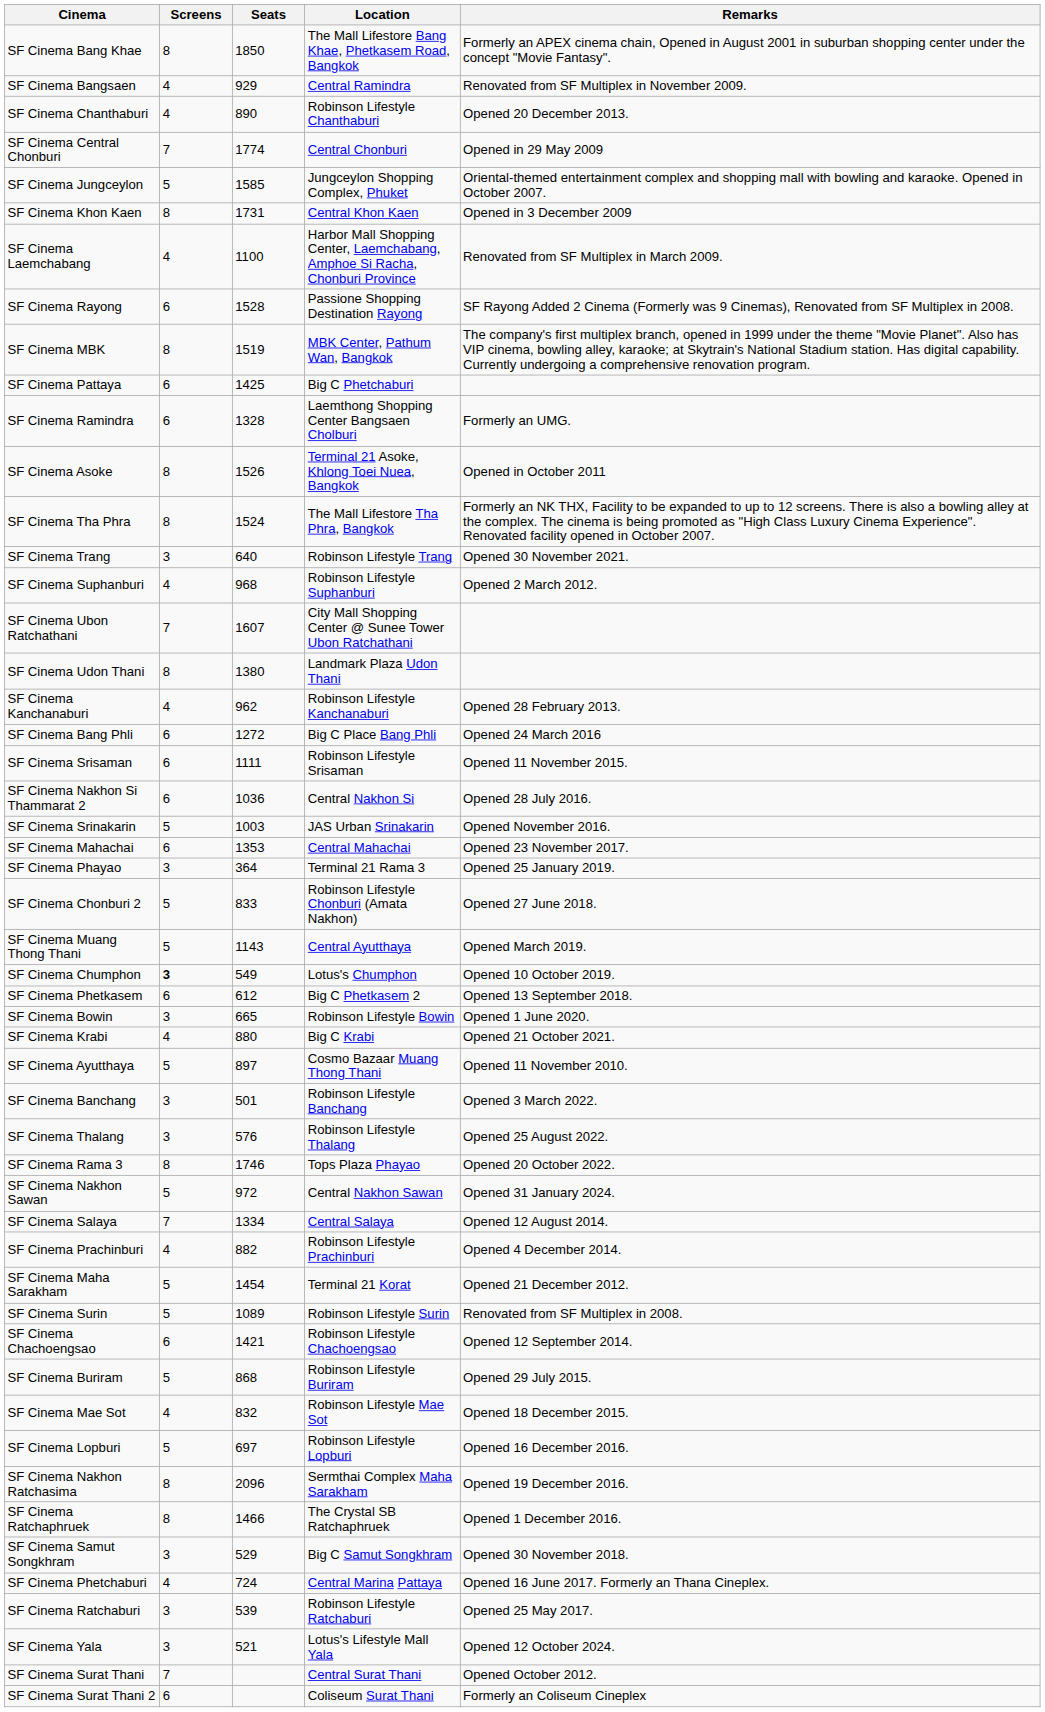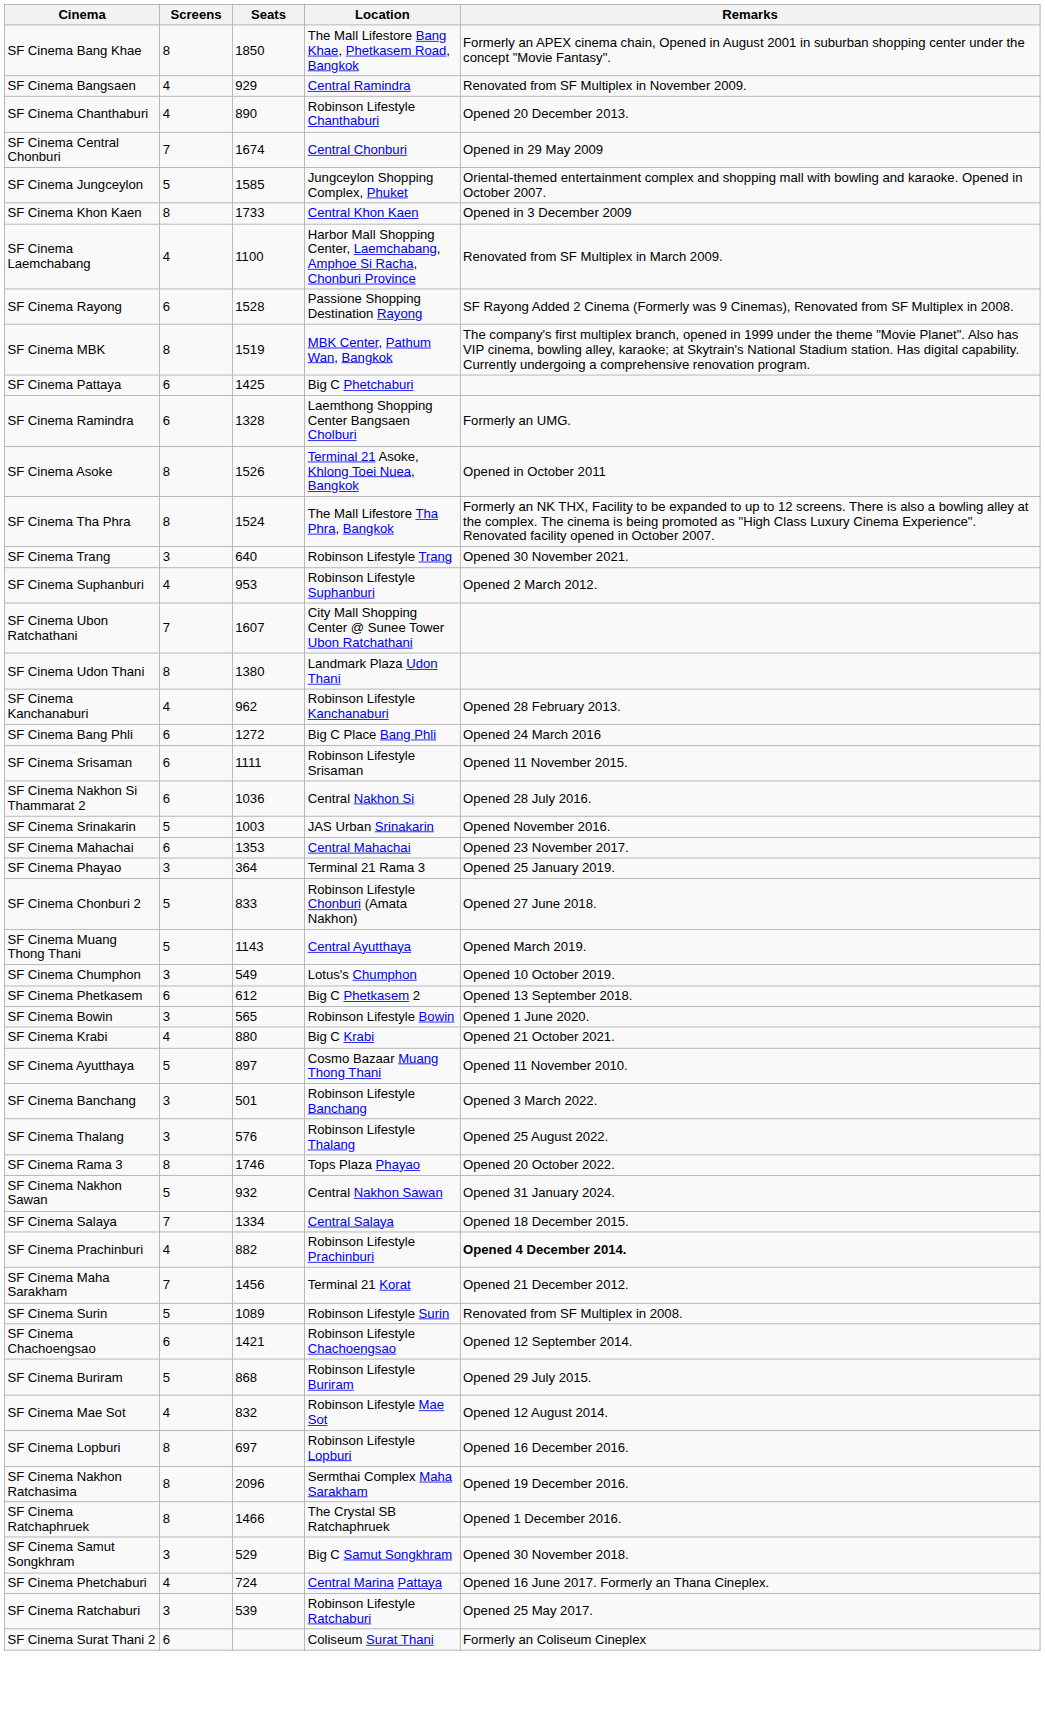(250, 149) 1774 -> (250, 149) 1674
(250, 213) 1731 -> (250, 213) 1733
(246, 585) 968 -> (246, 585) 953
(166, 975) bold -> (166, 975) normal
(246, 1016) 665 -> (246, 1016) 565
(246, 1193) 972 -> (246, 1193) 932
(536, 1221) Opened 12 August 2014. -> (546, 1221) Opened 18 December 2015.
(542, 1249) normal -> (545, 1249) bold
(166, 1285) 5 -> (166, 1285) 7
(250, 1285) 1454 -> (250, 1285) 1456
(546, 1412) Opened 18 December 2015. -> (536, 1412) Opened 12 August 2014.
(166, 1448) 5 -> (166, 1448) 8
- row: (55, 1647)
- row: (76, 1675)
